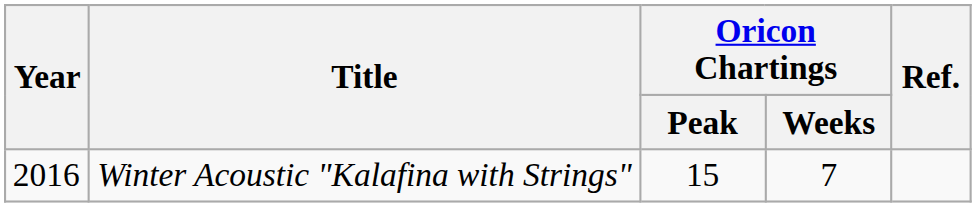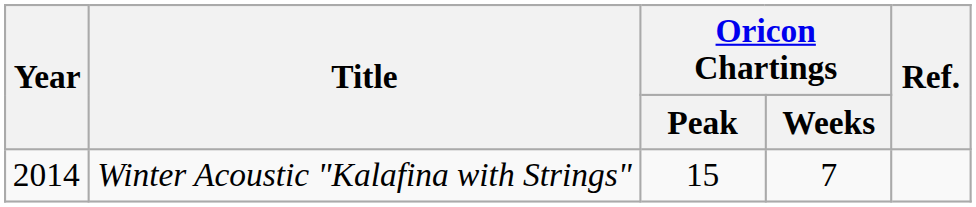(46, 174) 2016 -> (46, 174) 2014
